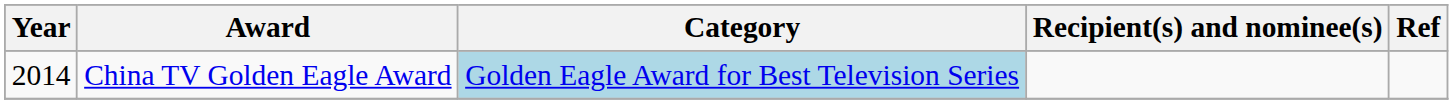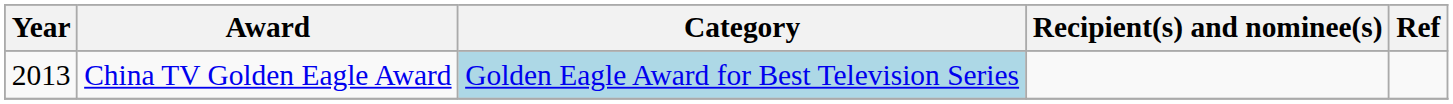(41, 74) 2014 -> (41, 74) 2013
